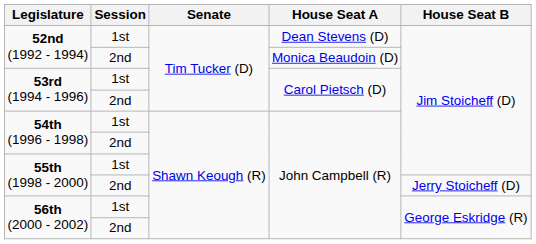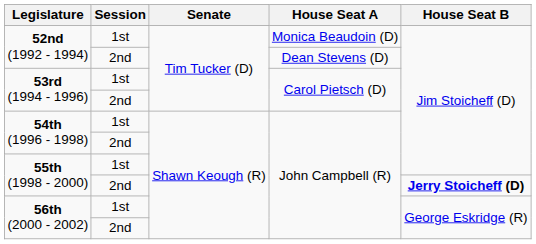(335, 36) Dean Stevens (D) -> (335, 36) Monica Beaudoin (D)
(335, 57) Monica Beaudoin (D) -> (335, 57) Dean Stevens (D)
(466, 185) normal -> (466, 185) bold
